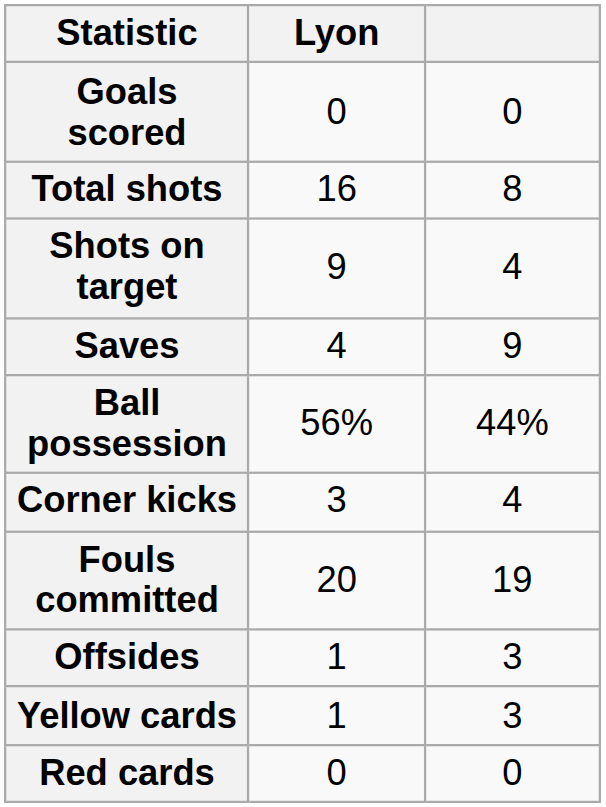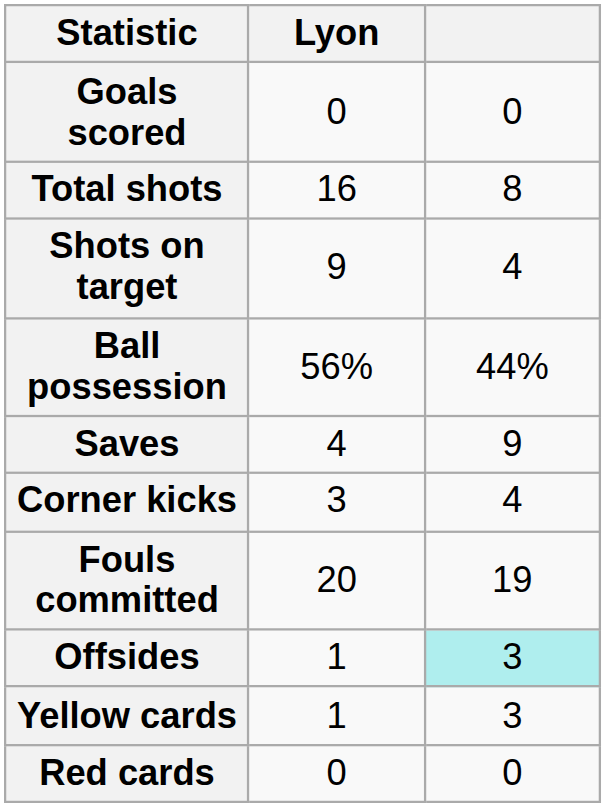rows swapped: (127, 345) <-> (127, 423)
(512, 657) no background -> (512, 657) paleturquoise background
